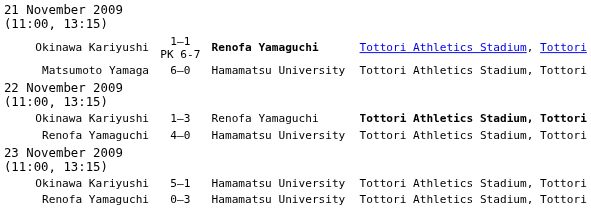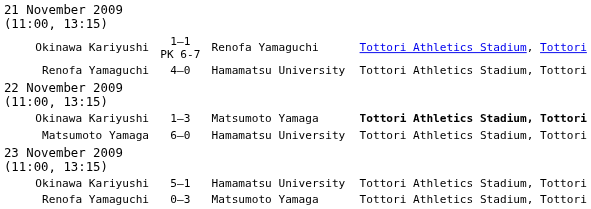(265, 47) bold -> (265, 47) normal
rows swapped: (96, 70) <-> (96, 135)
(265, 119) Renofa Yamaguchi -> (265, 119) Matsumoto Yamaga
(278, 199) Hamamatsu University -> (265, 199) Matsumoto Yamaga
